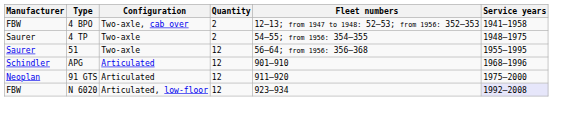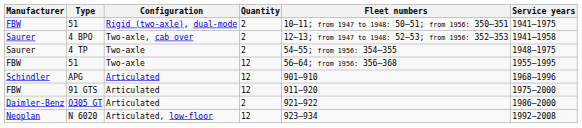+ row: (73, 24)
(14, 24) FBW -> (21, 37) Saurer
(21, 50) Saurer -> (14, 63) FBW
(23, 77) Neoplan -> (14, 90) FBW
+ row: (85, 103)
(14, 90) FBW -> (23, 116) Neoplan
(505, 90) lavender background -> (534, 116) no background
